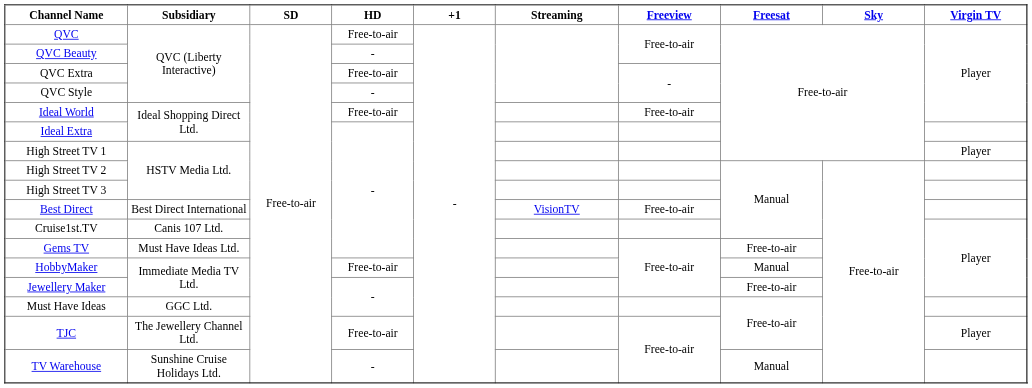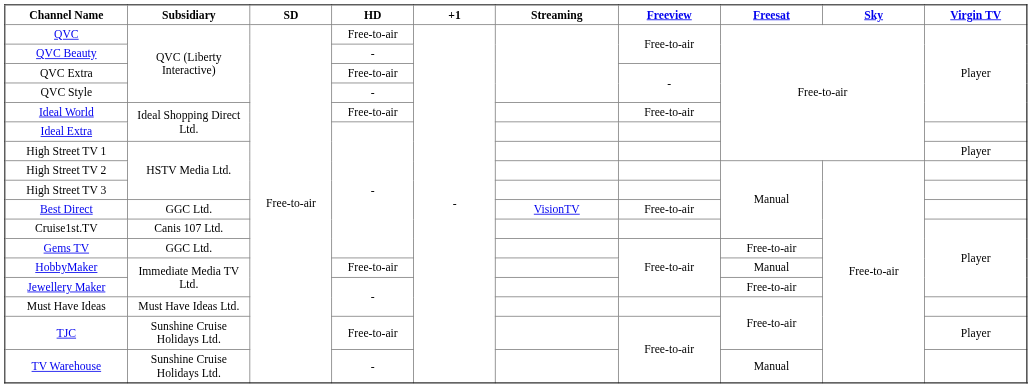(189, 209) Best Direct International -> (189, 209) GGC Ltd.
(189, 248) Must Have Ideas Ltd. -> (189, 248) GGC Ltd.
(189, 306) GGC Ltd. -> (189, 306) Must Have Ideas Ltd.
(189, 332) The Jewellery Channel Ltd. -> (189, 332) Sunshine Cruise Holidays Ltd.
